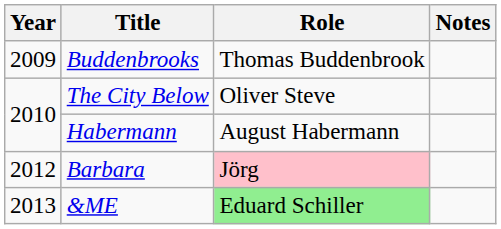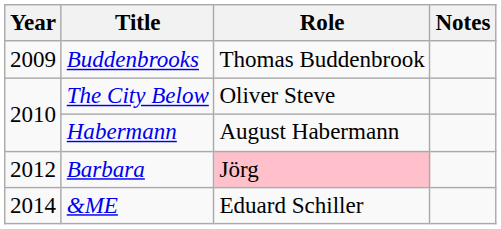(33, 205) 2013 -> (33, 205) 2014
(291, 205) lightgreen background -> (291, 205) no background
